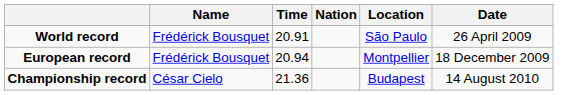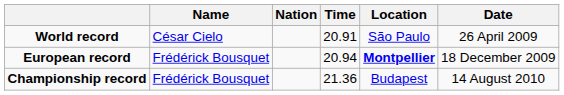columns swapped: (336, 15) <-> (292, 15)
(211, 36) Frédérick Bousquet -> (188, 36) César Cielo
(396, 57) normal -> (399, 57) bold
(188, 79) César Cielo -> (211, 79) Frédérick Bousquet
